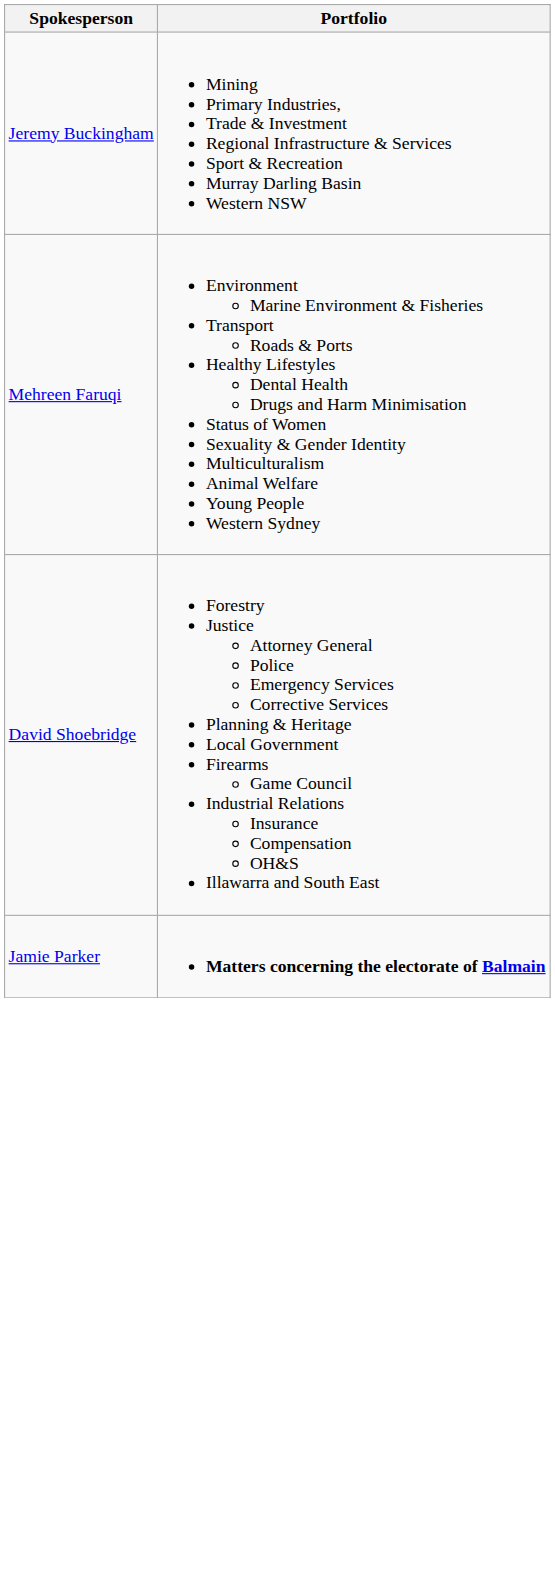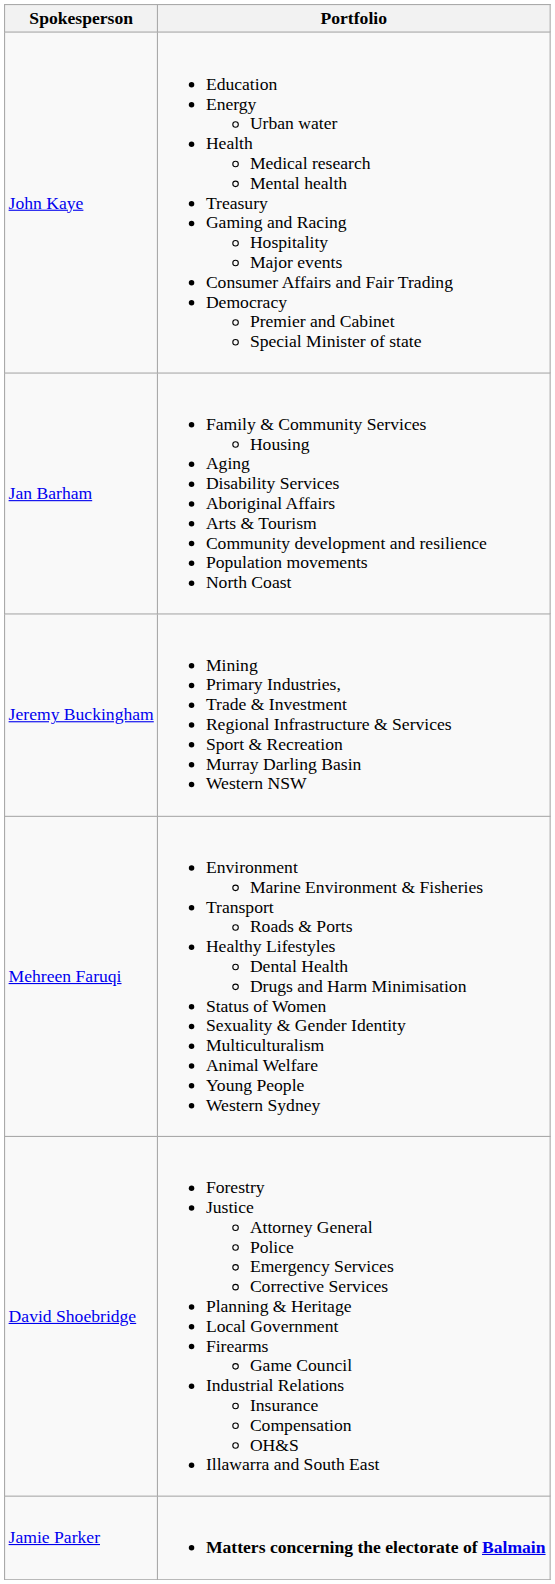+ row: (46, 202)
+ row: (50, 493)
